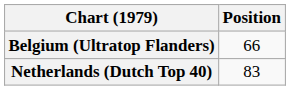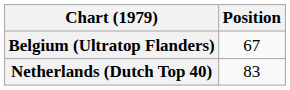(252, 44) 66 -> (252, 44) 67
